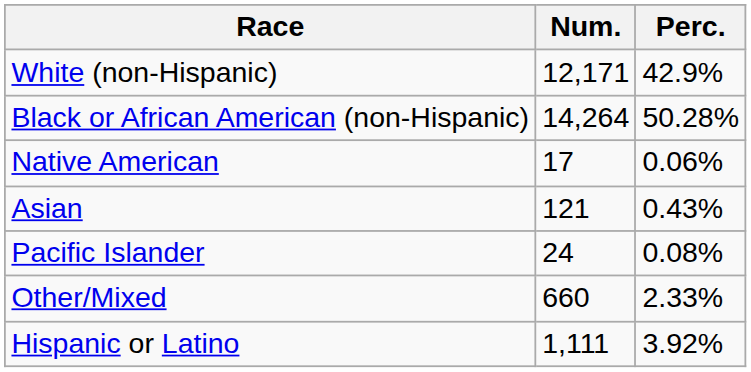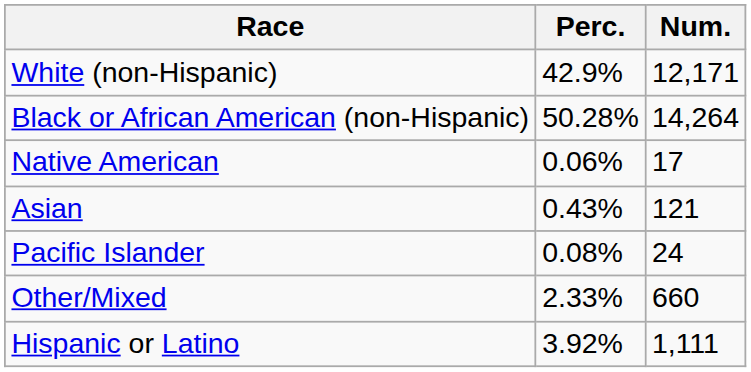columns swapped: (586, 27) <-> (691, 27)
